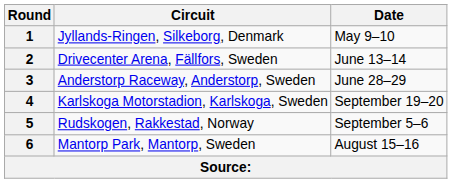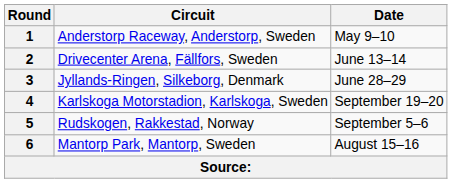(171, 37) Jyllands-Ringen, Silkeborg, Denmark -> (187, 37) Anderstorp Raceway, Anderstorp, Sweden
(187, 80) Anderstorp Raceway, Anderstorp, Sweden -> (171, 80) Jyllands-Ringen, Silkeborg, Denmark
